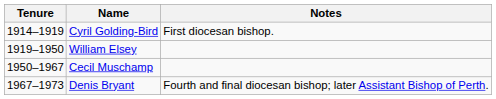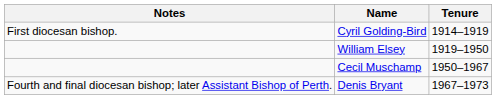columns swapped: (35, 13) <-> (326, 13)
